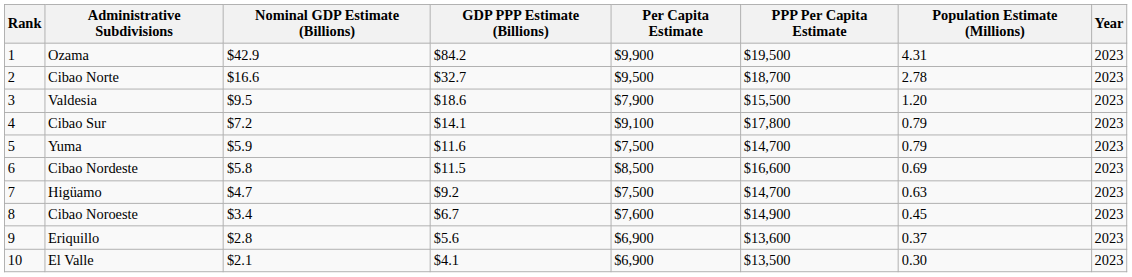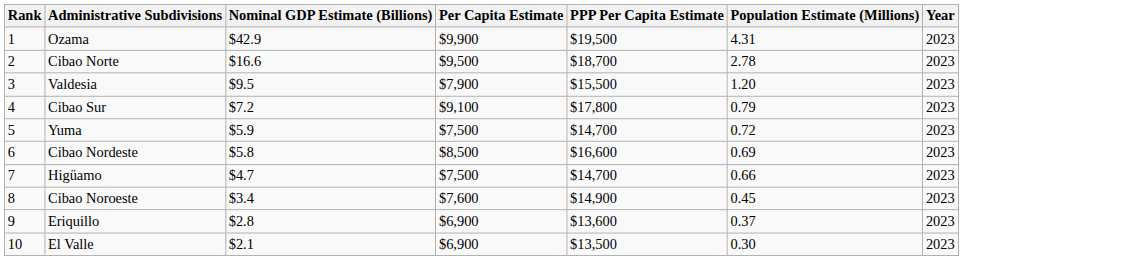- column: (521, 24)
(914, 146) 0.79 -> (743, 130) 0.72
(914, 191) 0.63 -> (743, 175) 0.66
